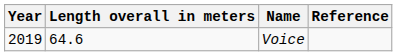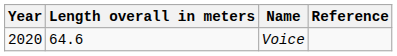(25, 40) 2019 -> (25, 40) 2020
